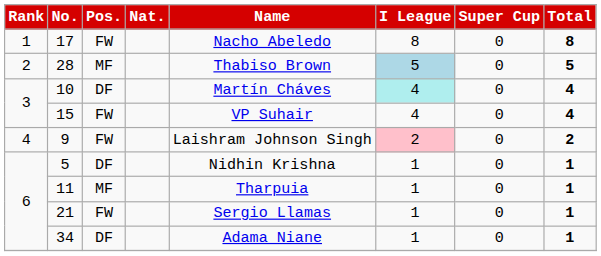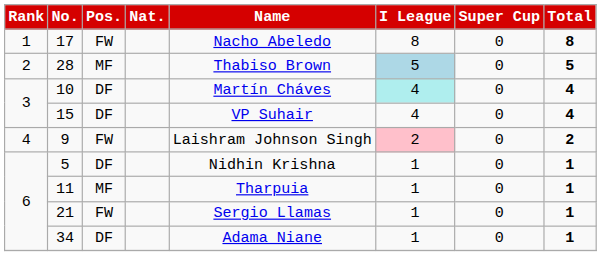(104, 115) FW -> (104, 115) DF
